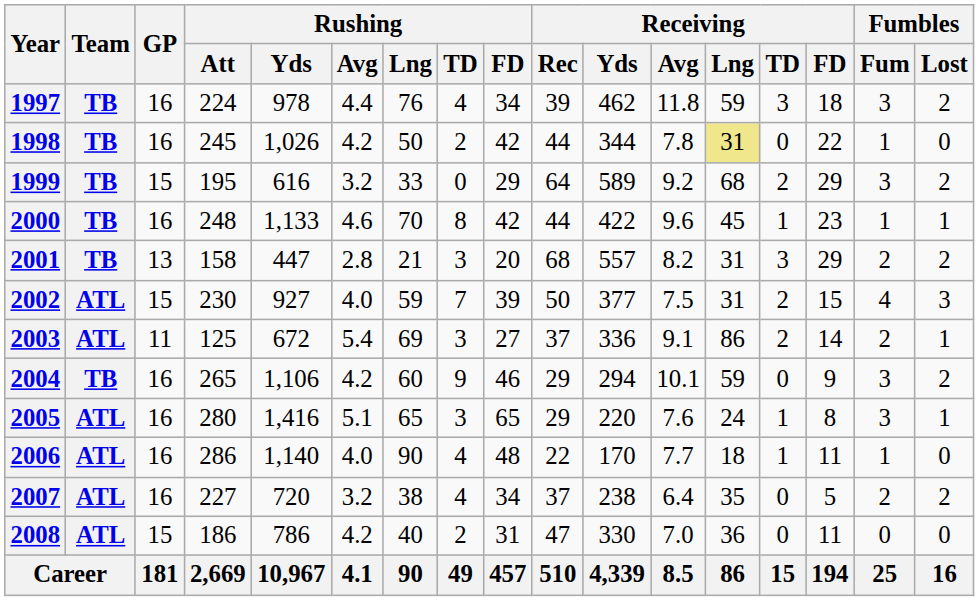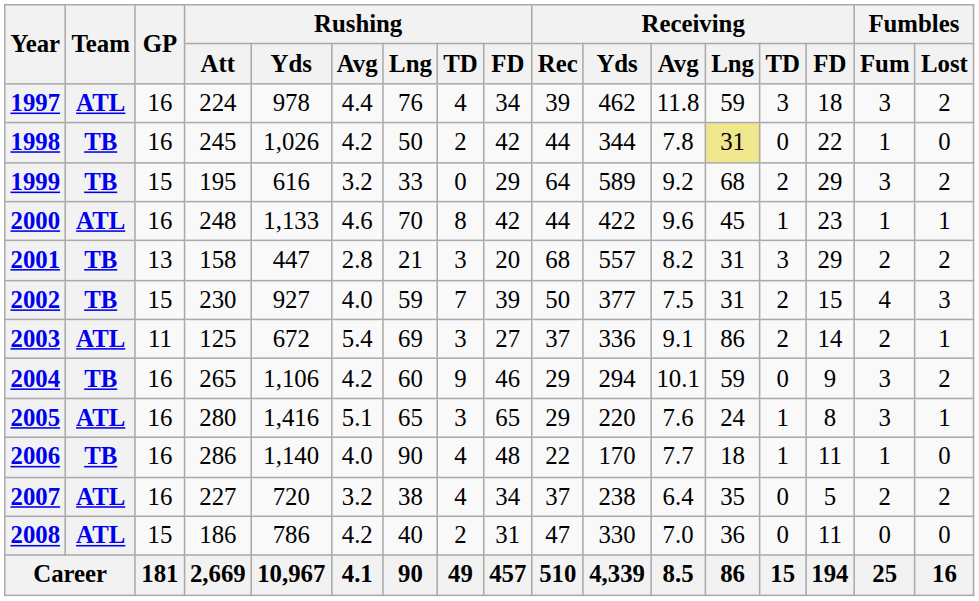(101, 102) TB -> (101, 102) ATL
(101, 220) TB -> (101, 220) ATL
(101, 299) ATL -> (101, 299) TB
(101, 456) ATL -> (101, 456) TB
